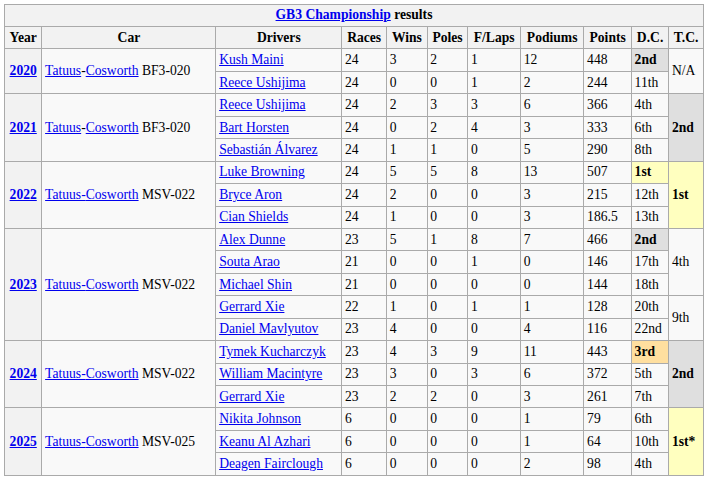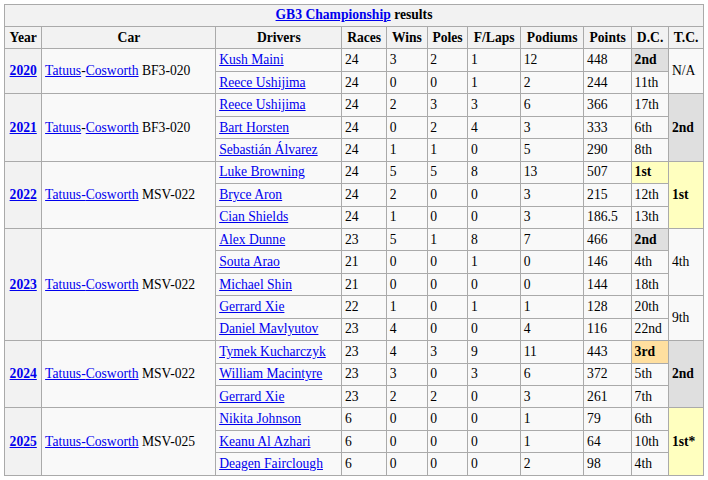(643, 105) 4th -> (647, 105) 17th
(647, 262) 17th -> (643, 262) 4th
